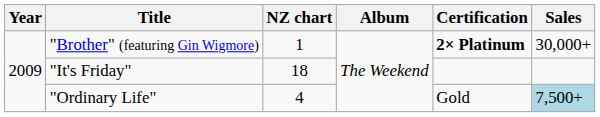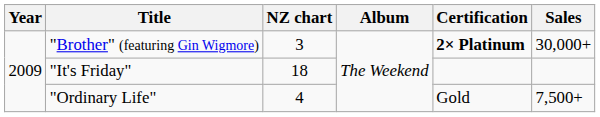(300, 44) 1 -> (300, 44) 3
(559, 97) lightblue background -> (559, 97) no background
